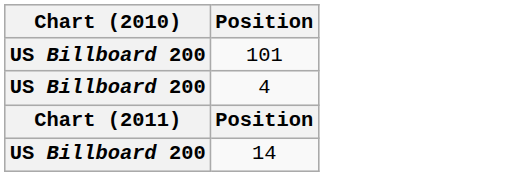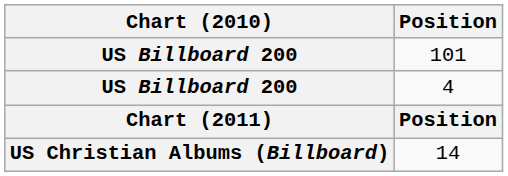(108, 154) US Billboard 200 -> (200, 154) US Christian Albums (Billboard)
